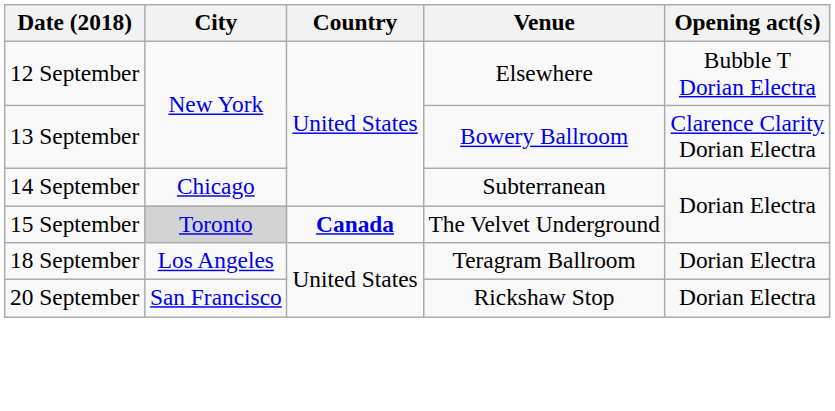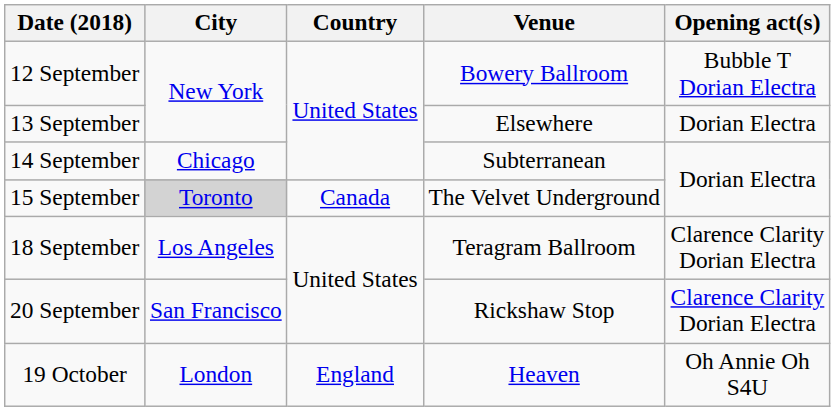(544, 73) Elsewhere -> (544, 73) Bowery Ballroom
(544, 136) Bowery Ballroom -> (544, 123) Elsewhere
(747, 136) Clarence Clarity Dorian Electra -> (747, 123) Dorian Electra
(355, 223) bold -> (355, 197) normal
(747, 260) Dorian Electra -> (747, 247) Clarence Clarity Dorian Electra
(747, 297) Dorian Electra -> (747, 311) Clarence Clarity Dorian Electra
+ row: (75, 374)
